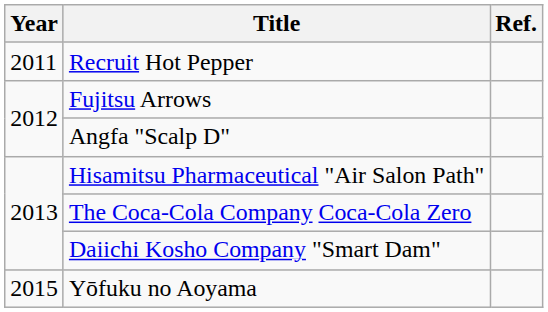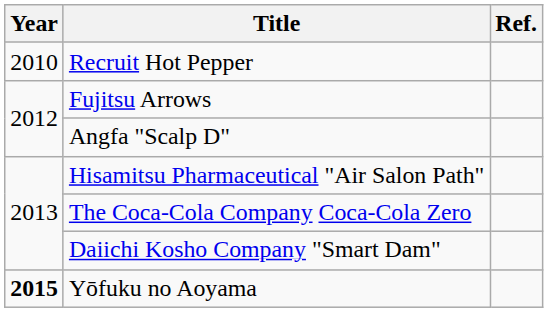(34, 61) 2011 -> (34, 61) 2010
(34, 288) normal -> (34, 288) bold
